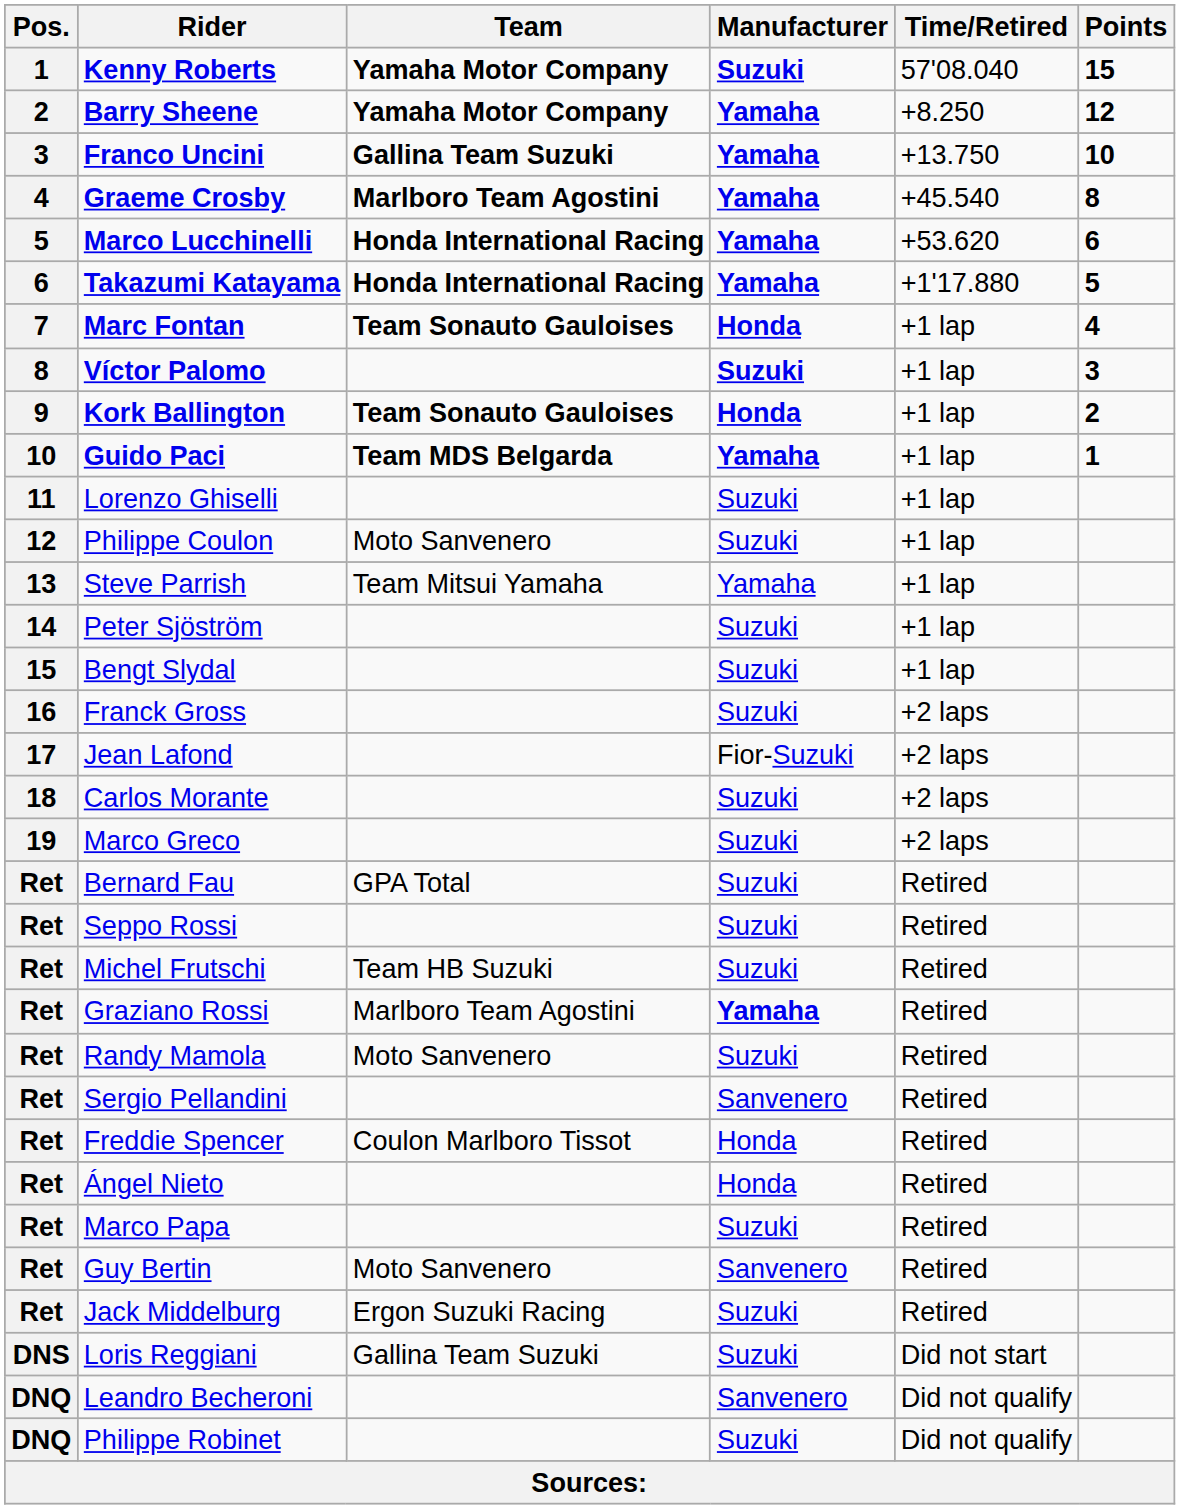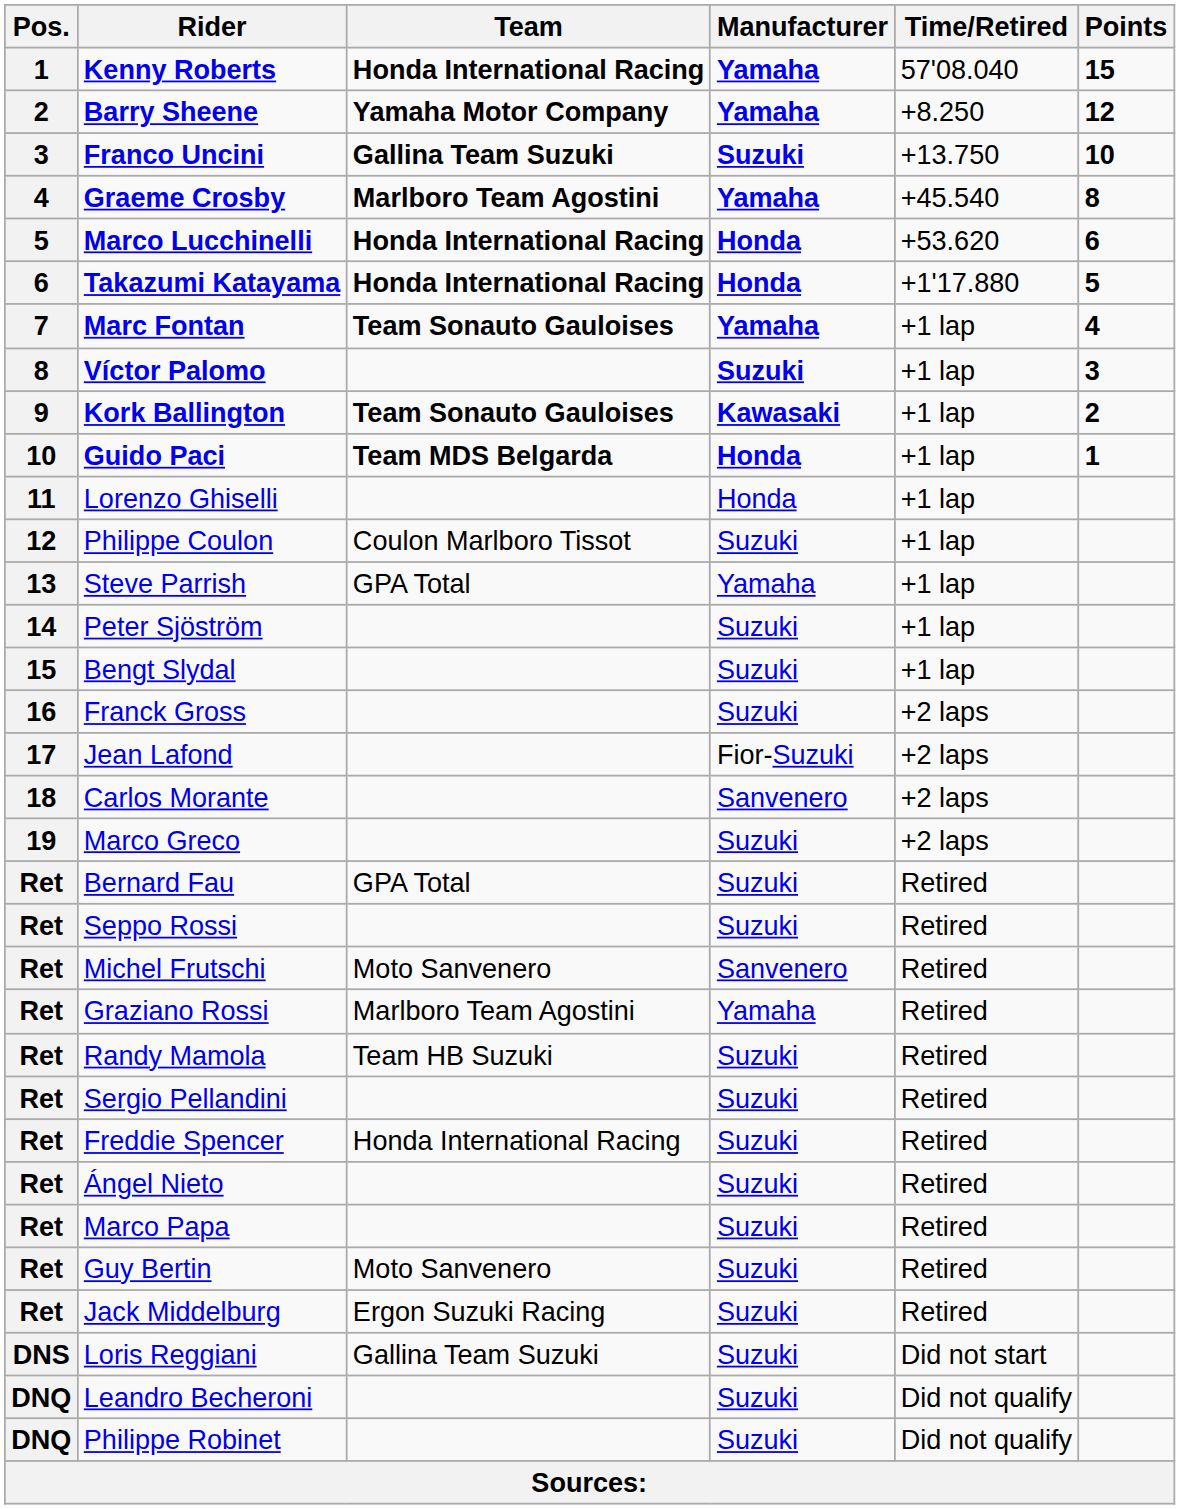(511, 69) Yamaha Motor Company -> (529, 69) Honda International Racing
(760, 69) Suzuki -> (768, 69) Yamaha
(768, 155) Yamaha -> (760, 155) Suzuki
(768, 241) Yamaha -> (759, 241) Honda
(768, 283) Yamaha -> (759, 283) Honda
(759, 326) Honda -> (768, 326) Yamaha
(759, 412) Honda -> (779, 412) Kawasaki
(768, 455) Yamaha -> (759, 455) Honda
(757, 498) Suzuki -> (757, 498) Honda
(452, 540) Moto Sanvenero -> (492, 540) Coulon Marlboro Tissot
(478, 583) Team Mitsui Yamaha -> (412, 583) GPA Total
(757, 797) Suzuki -> (782, 797) Sanvenero
(453, 969) Team HB Suzuki -> (452, 969) Moto Sanvenero
(757, 969) Suzuki -> (782, 969) Sanvenero
(768, 1012) bold -> (766, 1012) normal
(452, 1054) Moto Sanvenero -> (453, 1054) Team HB Suzuki
(782, 1097) Sanvenero -> (757, 1097) Suzuki
(492, 1140) Coulon Marlboro Tissot -> (517, 1140) Honda International Racing
(757, 1140) Honda -> (757, 1140) Suzuki
(757, 1183) Honda -> (757, 1183) Suzuki
(782, 1269) Sanvenero -> (757, 1269) Suzuki
(782, 1397) Sanvenero -> (757, 1397) Suzuki
